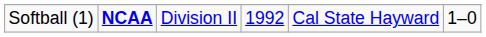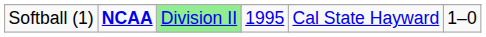(199, 18) no background -> (199, 18) lightgreen background
(265, 18) 1992 -> (265, 18) 1995
